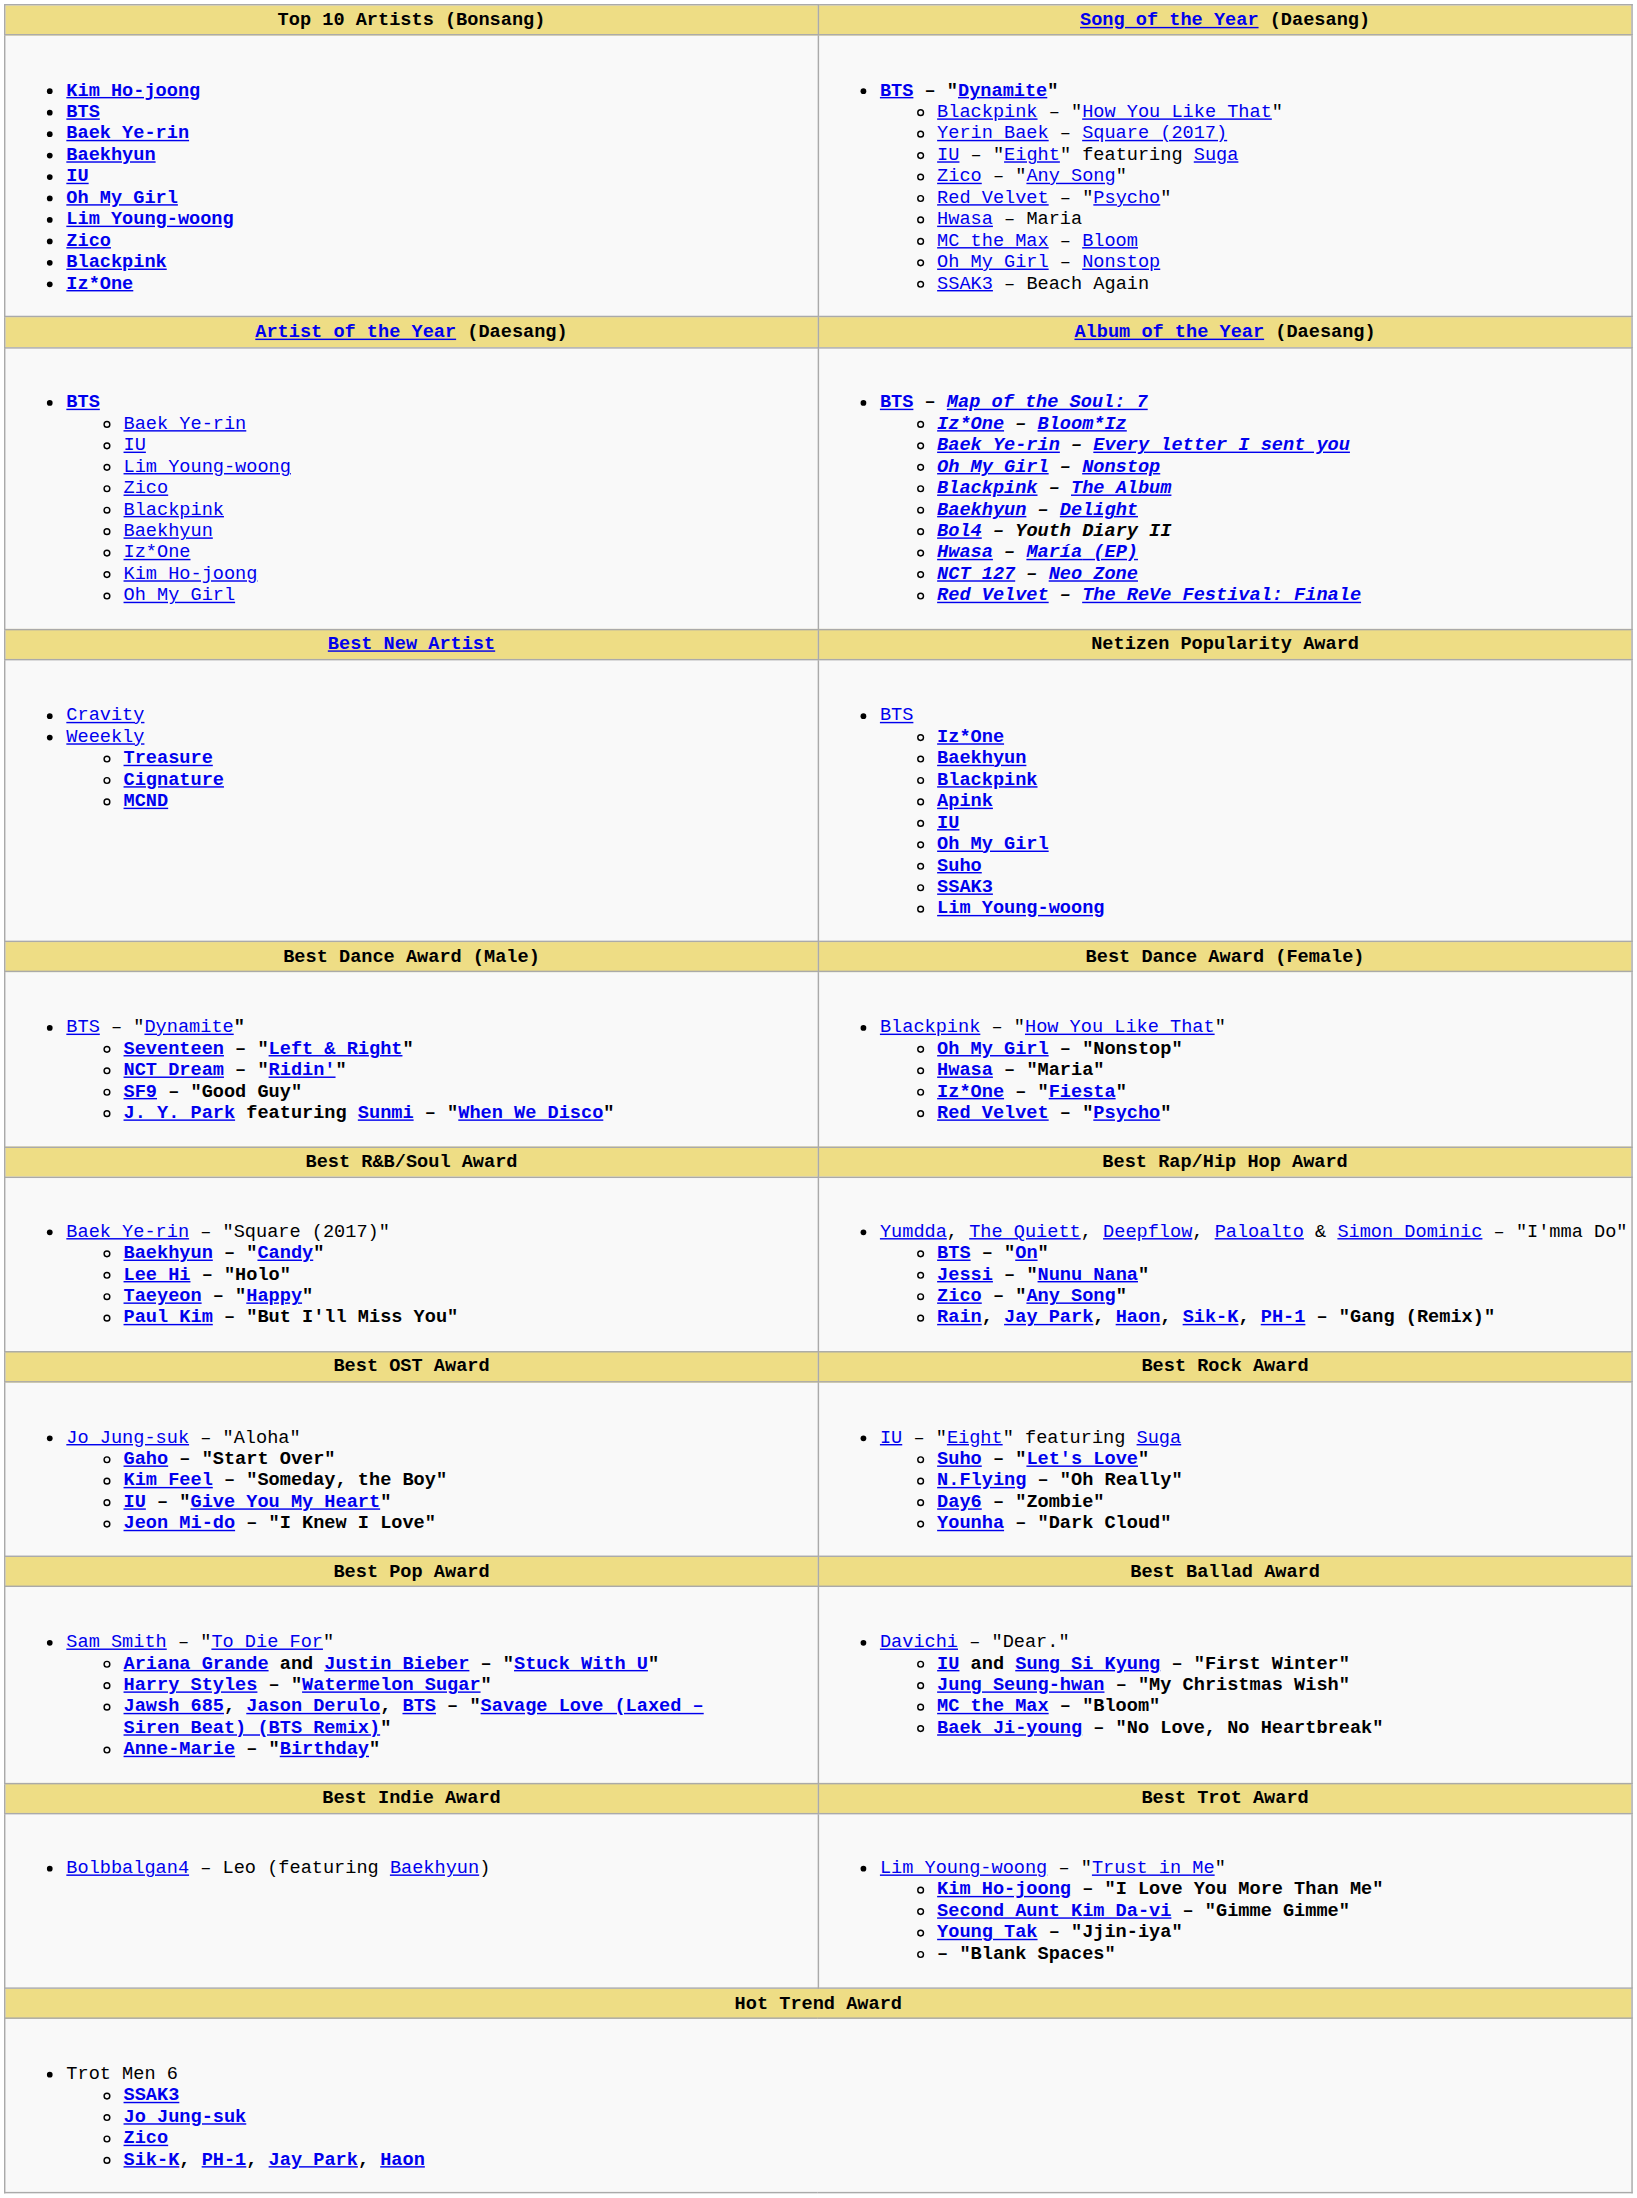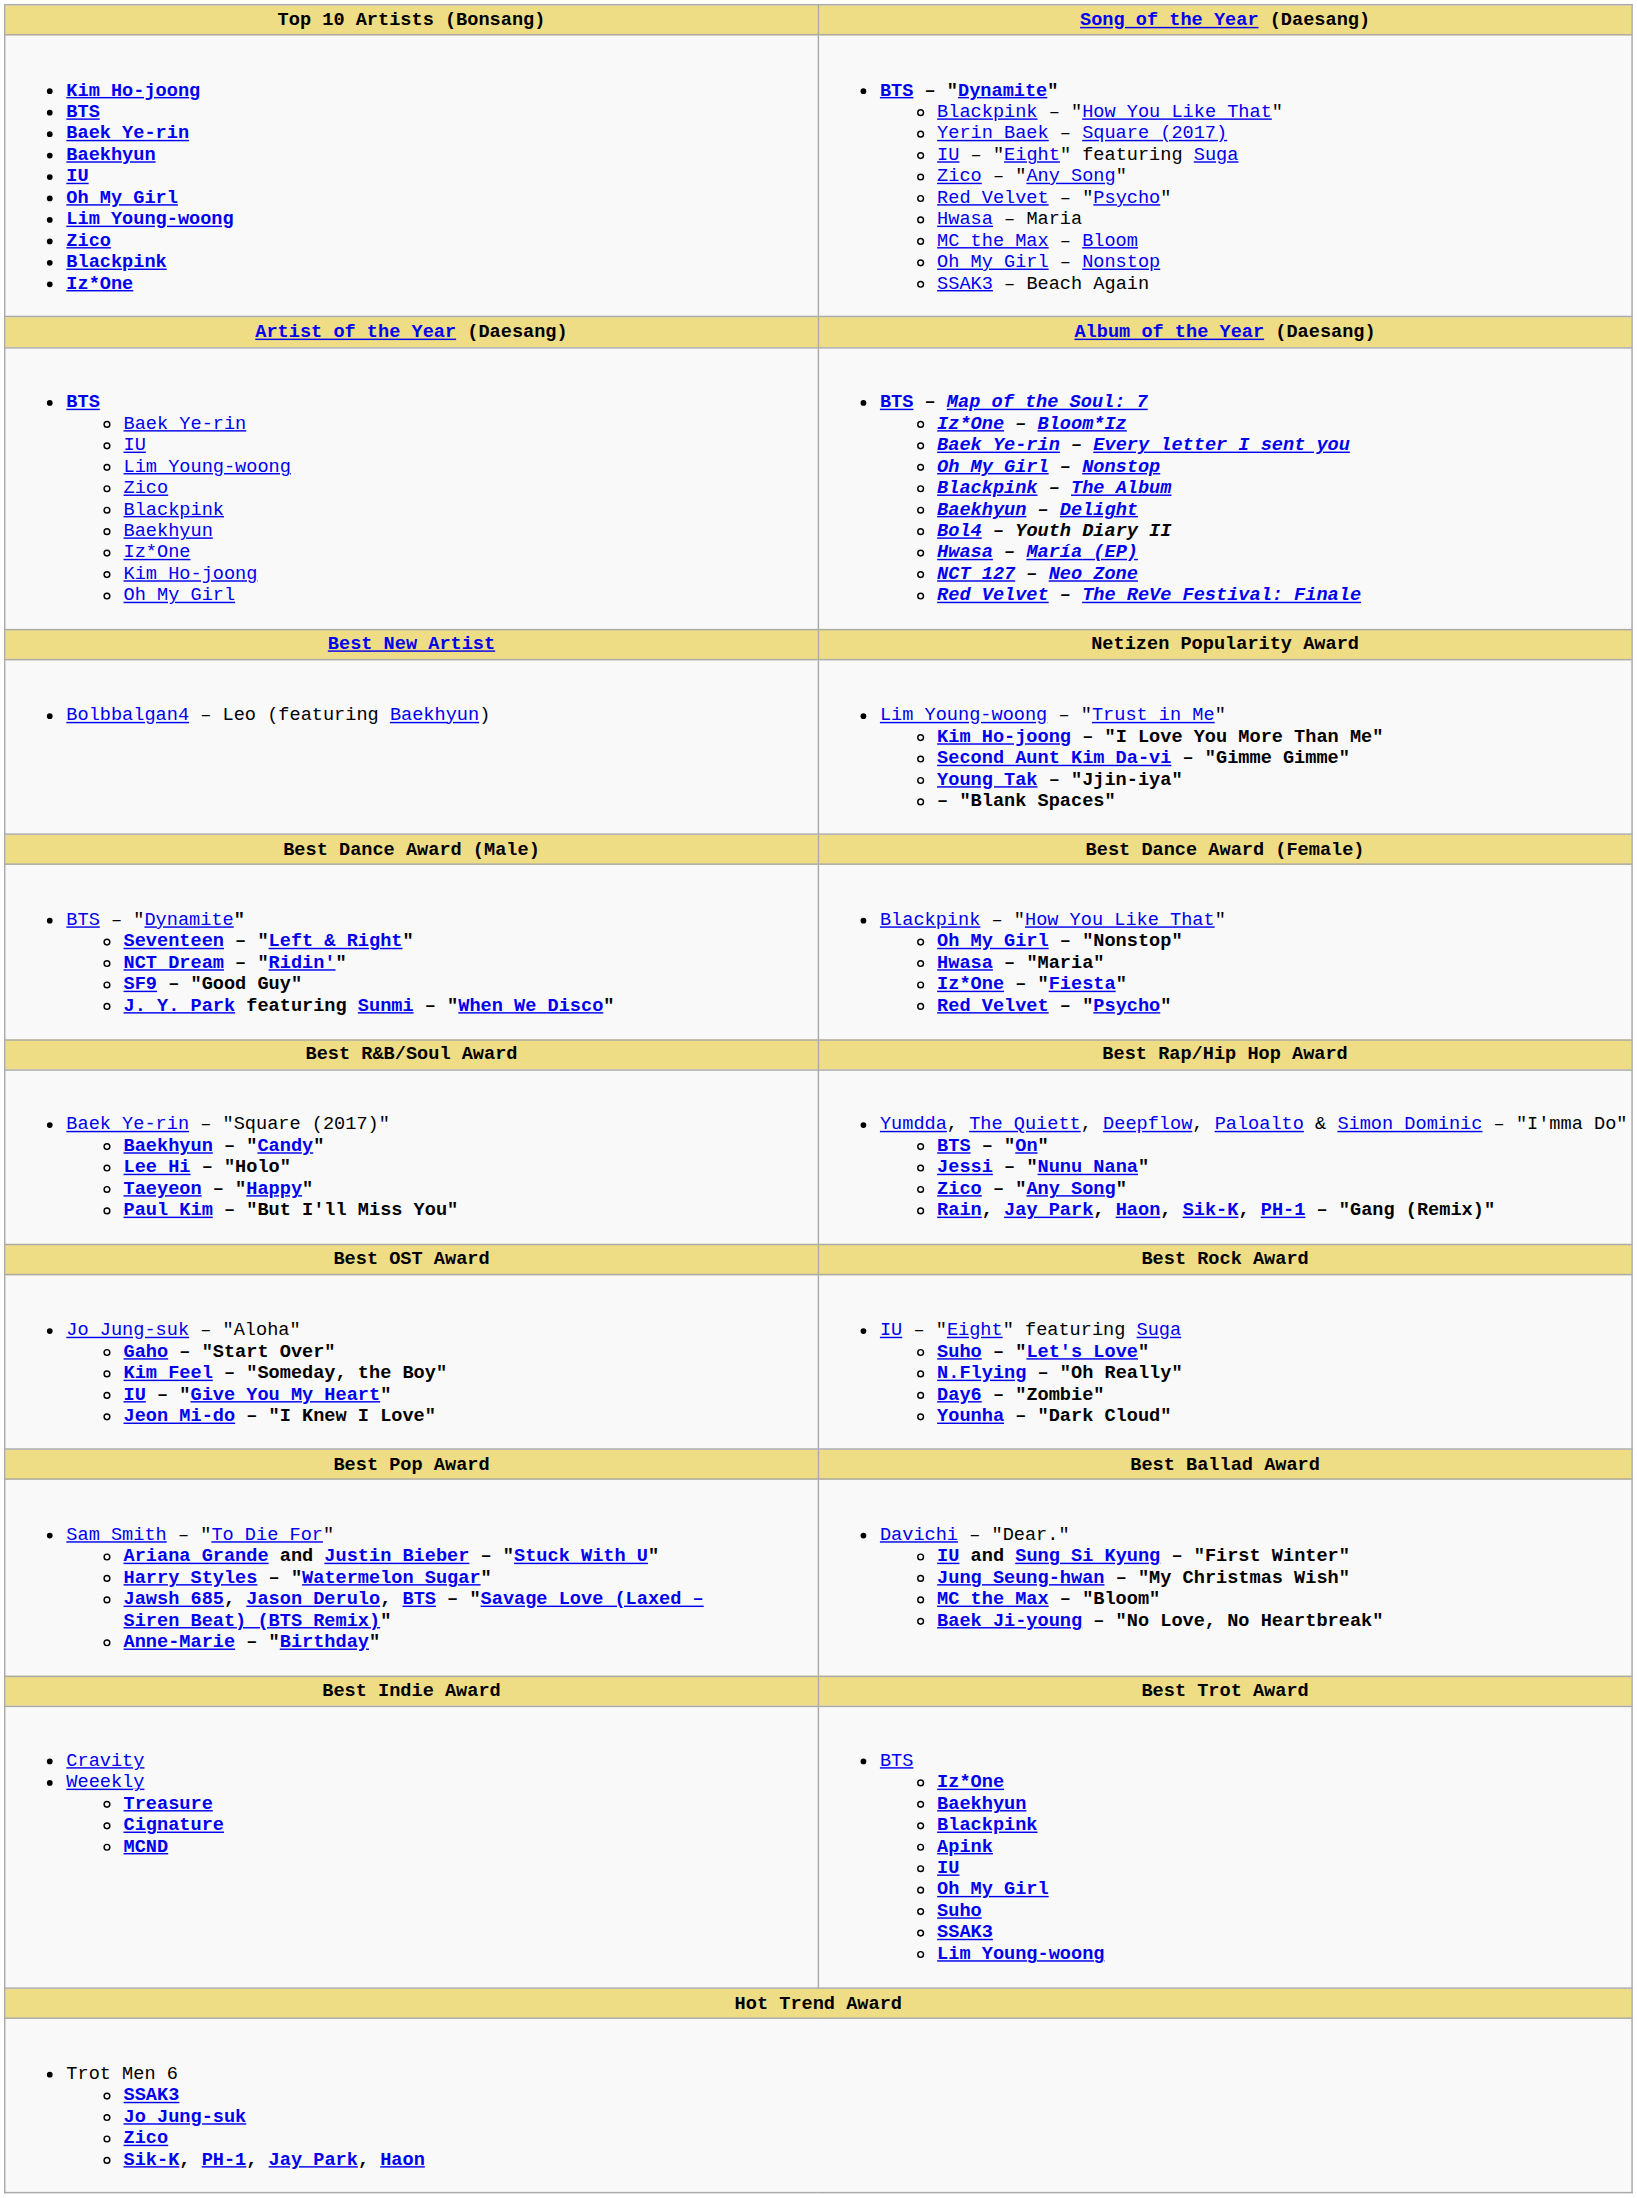rows swapped: (412, 758) <-> (412, 1869)
